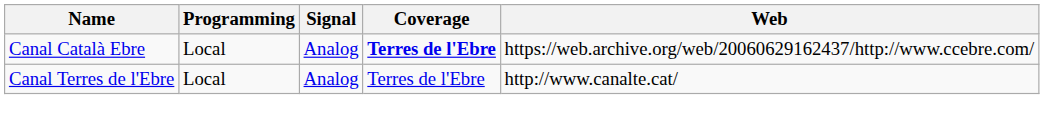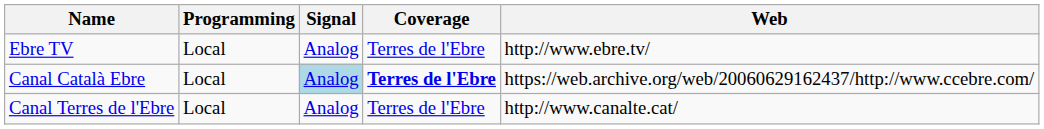+ row: (41, 49)
(331, 49) no background -> (331, 78) lightblue background
